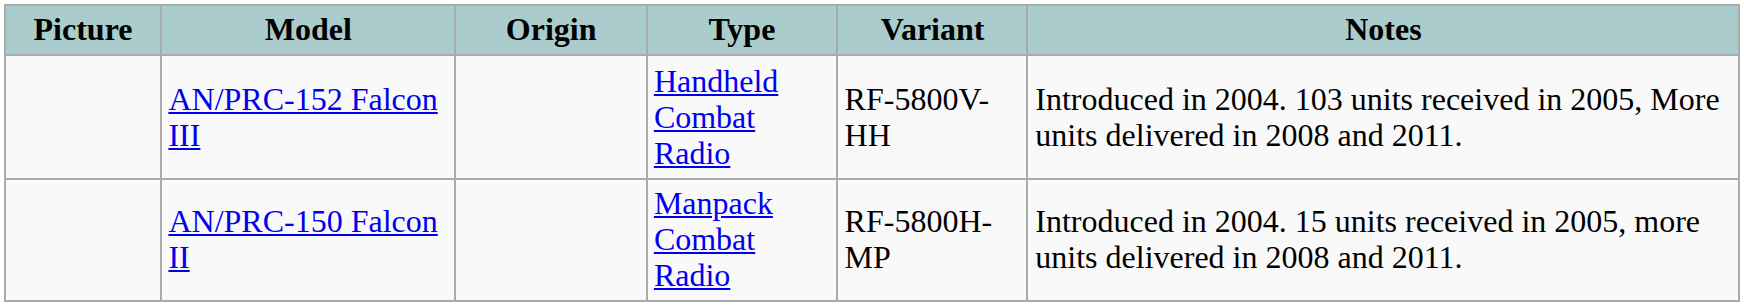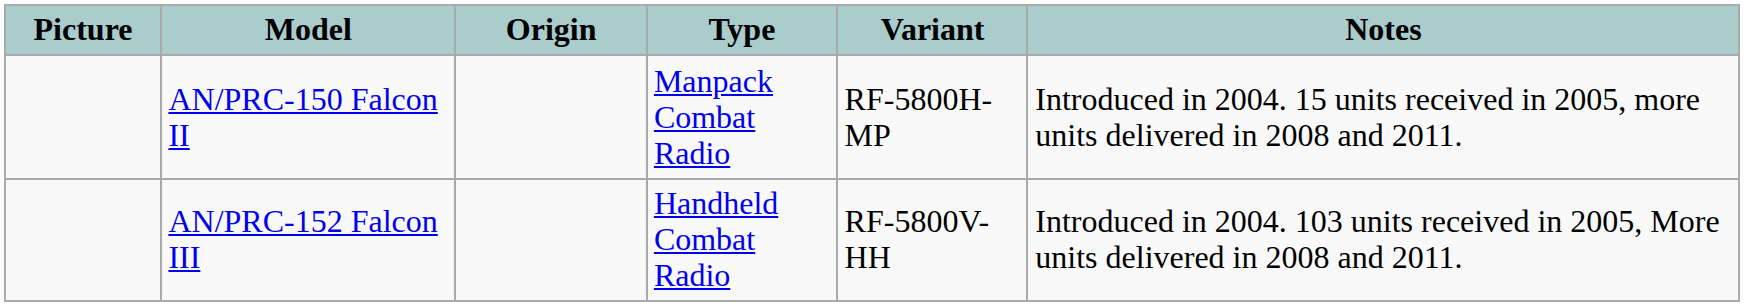rows swapped: (303, 239) <-> (303, 116)
